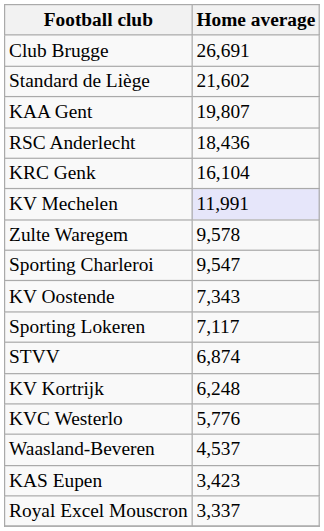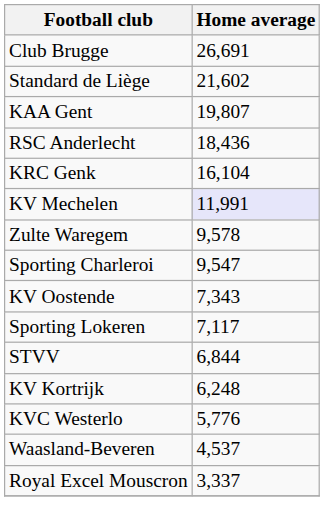(218, 357) 6,874 -> (218, 357) 6,844
- row: (56, 480)
